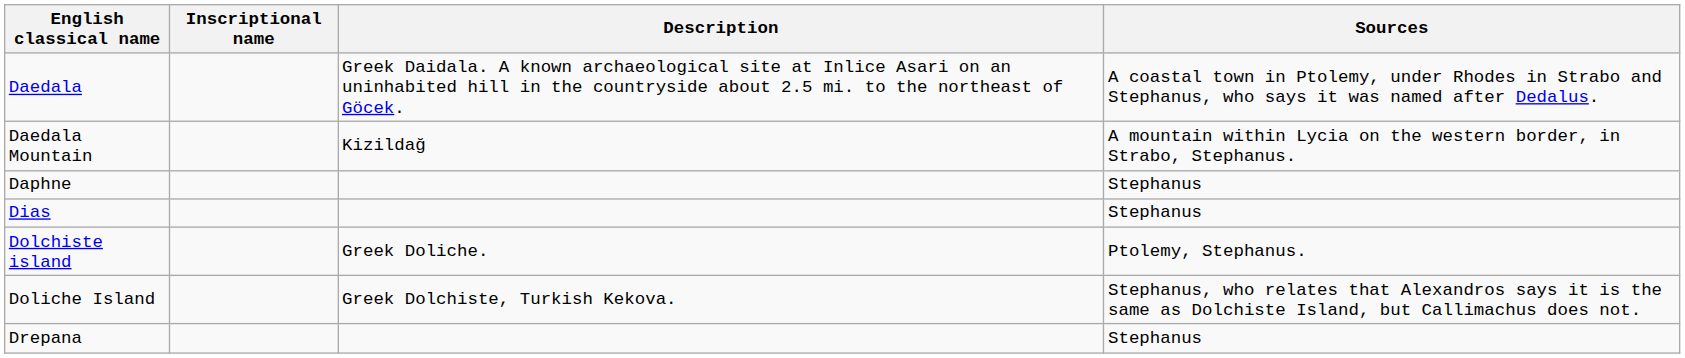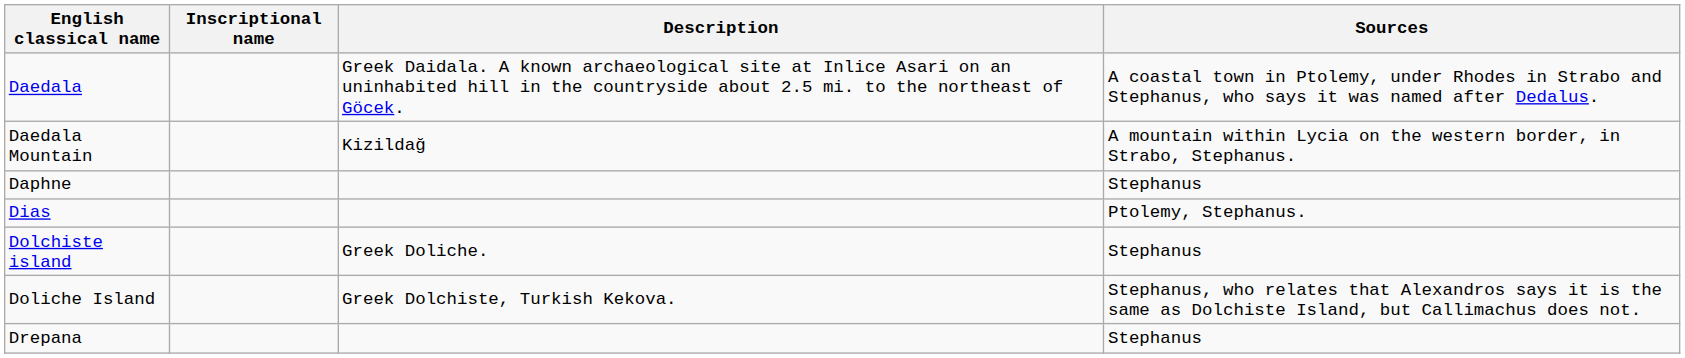(1155, 213) Stephanus -> (1207, 213) Ptolemy, Stephanus.
(1207, 251) Ptolemy, Stephanus. -> (1155, 251) Stephanus
